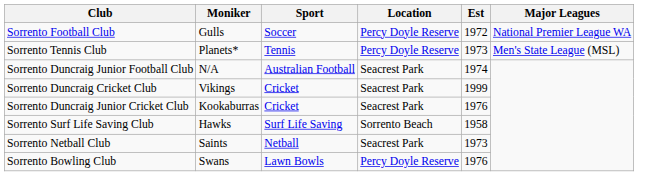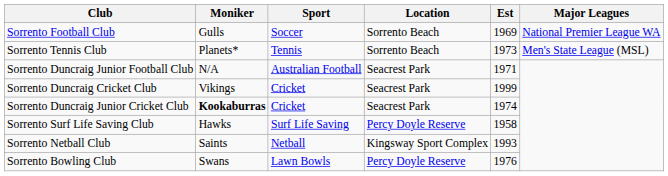(410, 32) Percy Doyle Reserve -> (403, 32) Sorrento Beach
(476, 32) 1972 -> (505, 32) 1969
(410, 50) Percy Doyle Reserve -> (403, 50) Sorrento Beach
(476, 69) 1974 -> (505, 69) 1971
(229, 106) normal -> (232, 106) bold
(476, 106) 1976 -> (505, 106) 1974
(396, 124) Sorrento Beach -> (416, 124) Percy Doyle Reserve
(392, 143) Seacrest Park -> (427, 143) Kingsway Sport Complex
(476, 143) 1973 -> (505, 143) 1993
